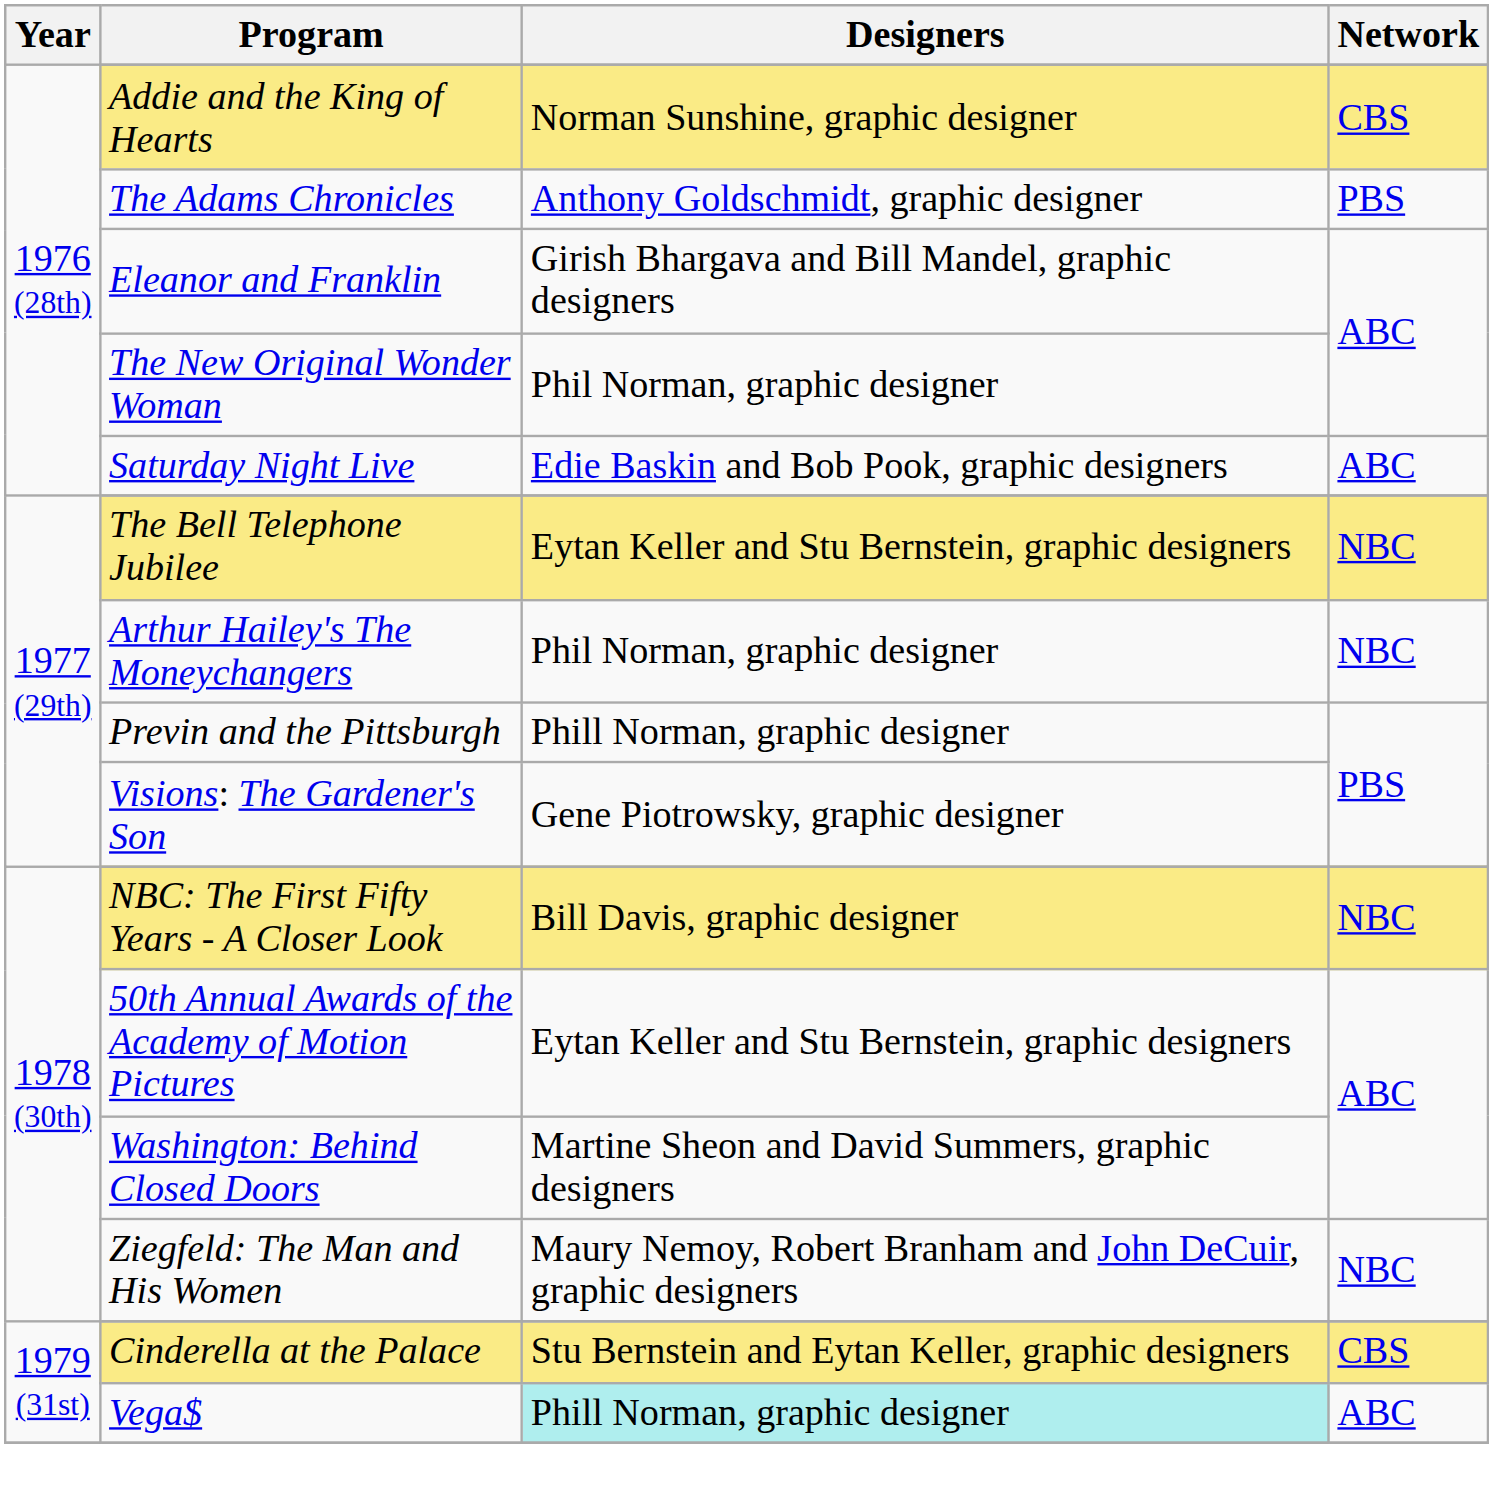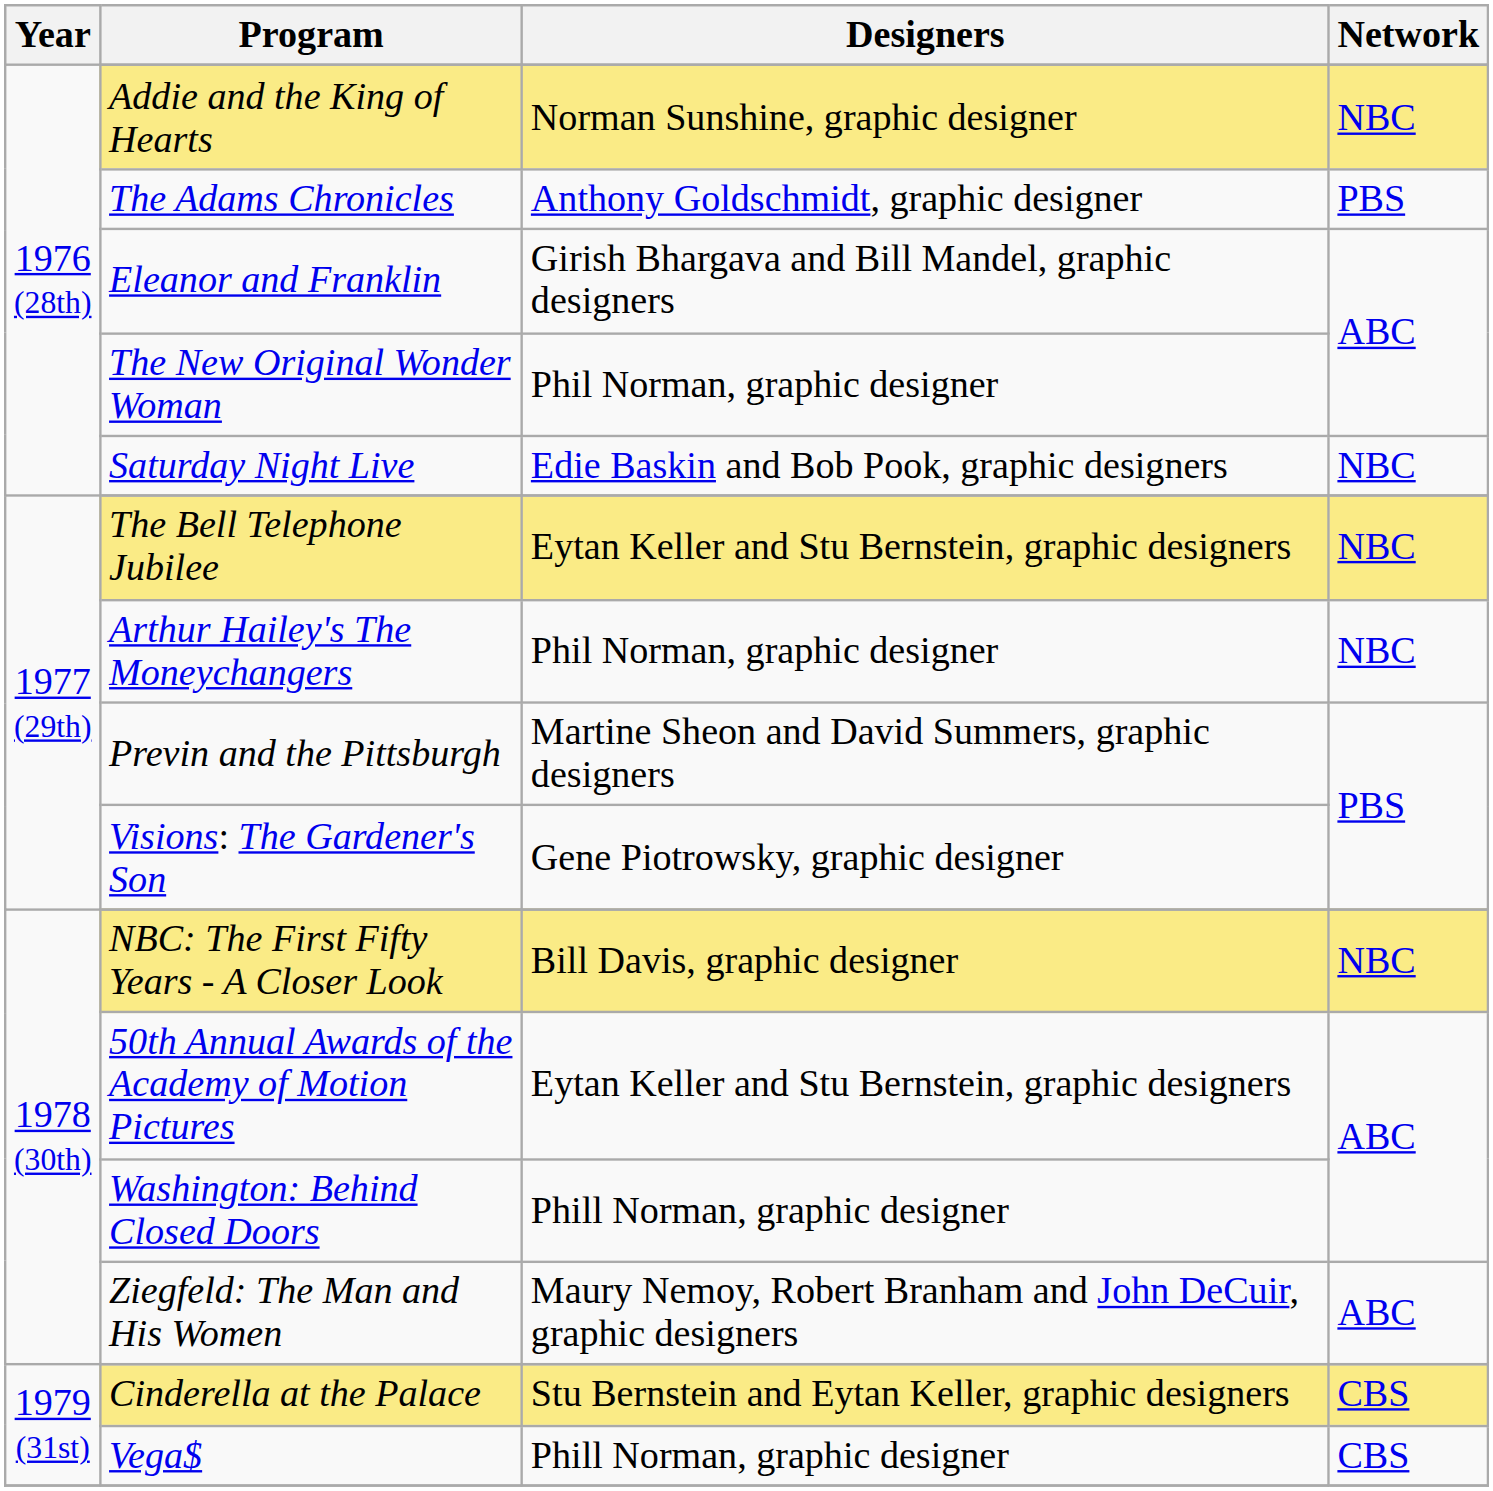(1373, 116) CBS -> (1377, 116) NBC
(1377, 465) ABC -> (1377, 465) NBC
(770, 732) Phill Norman, graphic designer -> (870, 753) Martine Sheon and David Summers, graphic designers
(870, 1166) Martine Sheon and David Summers, graphic designers -> (770, 1209) Phill Norman, graphic designer
(1377, 1269) NBC -> (1377, 1312) ABC
(770, 1411) paleturquoise background -> (770, 1454) no background
(1377, 1411) ABC -> (1373, 1454) CBS
